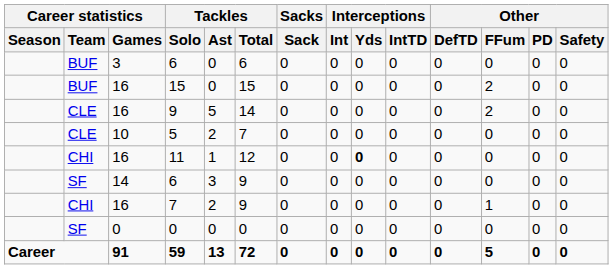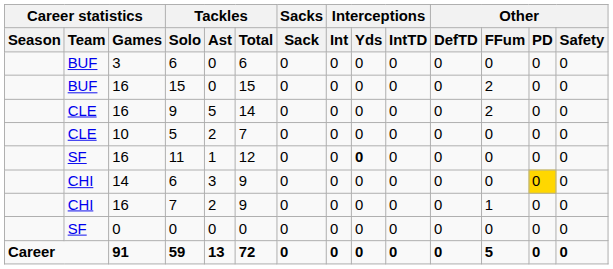(81, 157) CHI -> (77, 157) SF
(77, 181) SF -> (81, 181) CHI
(536, 181) no background -> (536, 181) gold background
